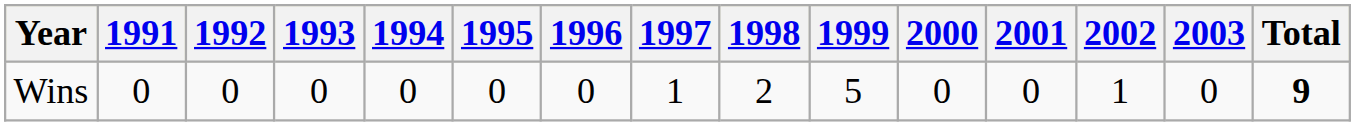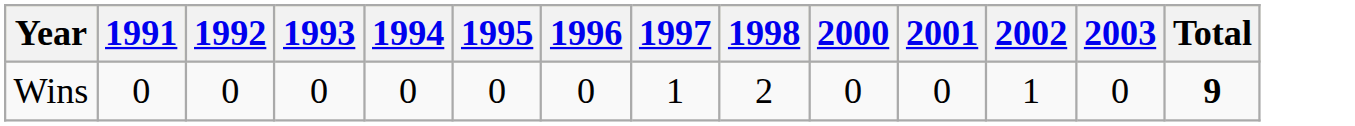- column: (853, 33)
